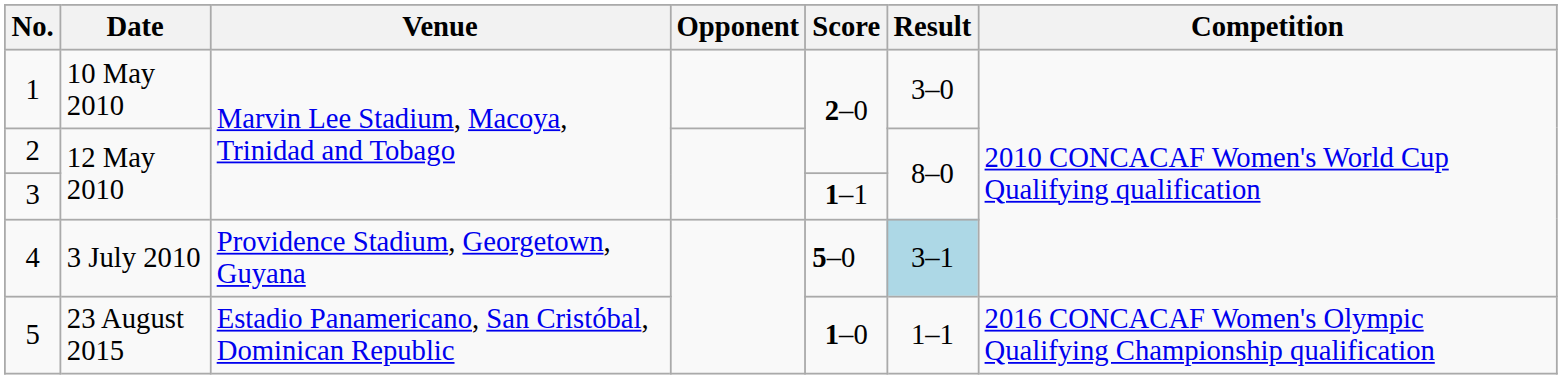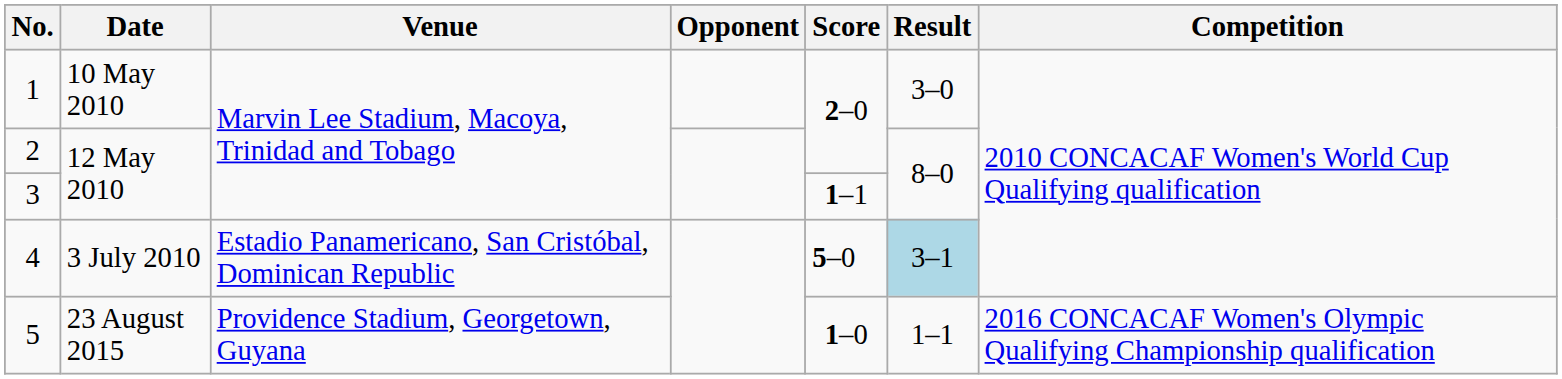(414, 257) Providence Stadium, Georgetown, Guyana -> (433, 257) Estadio Panamericano, San Cristóbal, Dominican Republic
(433, 334) Estadio Panamericano, San Cristóbal, Dominican Republic -> (414, 334) Providence Stadium, Georgetown, Guyana
